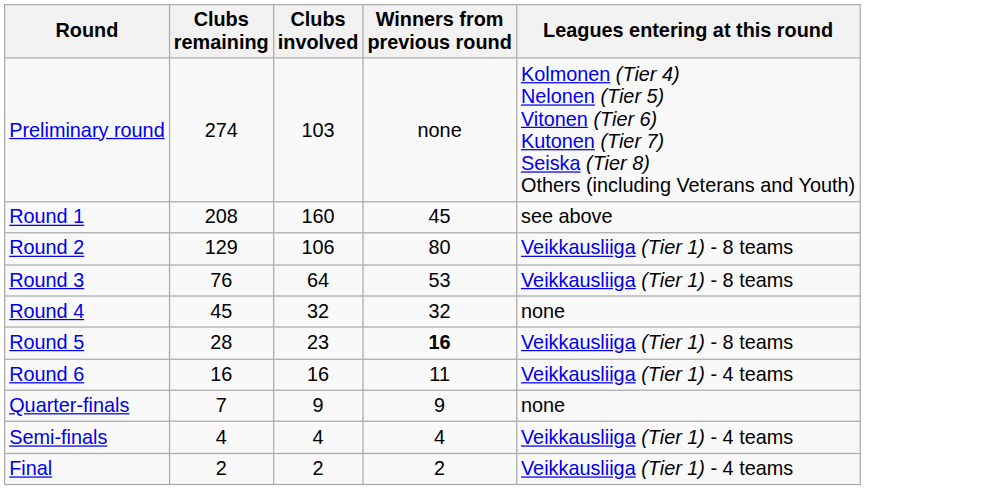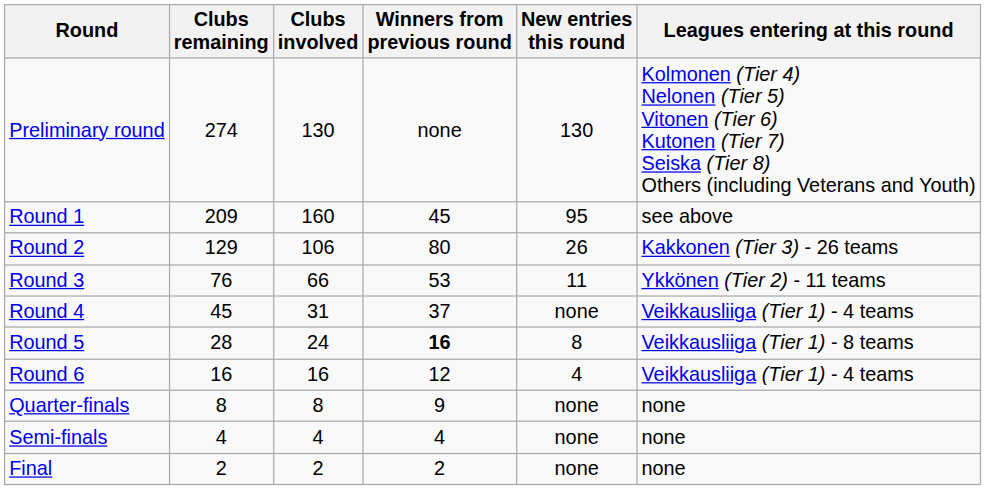+ column: (577, 31)
(318, 129) 103 -> (318, 129) 130
(221, 217) 208 -> (221, 217) 209
(657, 248) Veikkausliiga (Tier 1) - 8 teams -> (770, 248) Kakkonen (Tier 3) - 26 teams
(318, 280) 64 -> (318, 280) 66
(657, 280) Veikkausliiga (Tier 1) - 8 teams -> (764, 280) Ykkönen (Tier 2) - 11 teams
(318, 311) 32 -> (318, 311) 31
(440, 311) 32 -> (440, 311) 37
(543, 311) none -> (778, 311) Veikkausliiga (Tier 1) - 4 teams
(318, 342) 23 -> (318, 342) 24
(440, 374) 11 -> (440, 374) 12
(221, 405) 7 -> (221, 405) 8
(318, 405) 9 -> (318, 405) 8
(657, 437) Veikkausliiga (Tier 1) - 4 teams -> (664, 437) none
(657, 468) Veikkausliiga (Tier 1) - 4 teams -> (664, 468) none
